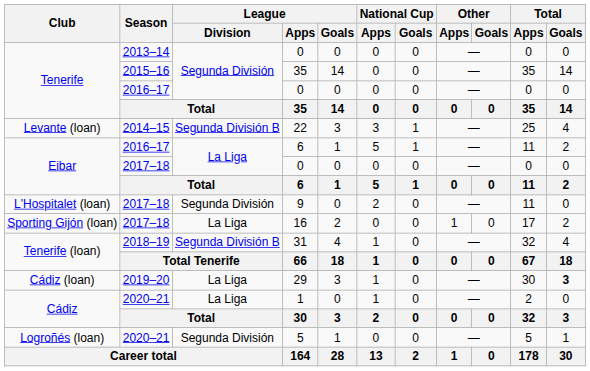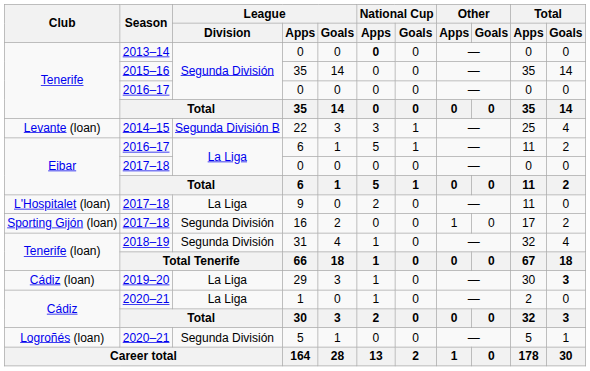(376, 52) normal -> (376, 52) bold
(227, 204) Segunda División -> (227, 204) La Liga
(227, 223) La Liga -> (227, 223) Segunda División
(227, 242) Segunda División B -> (227, 242) Segunda División
